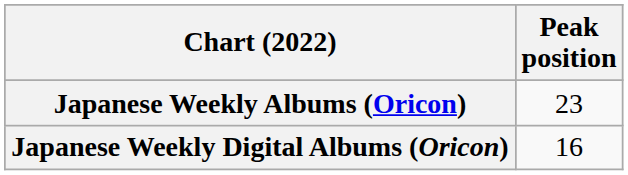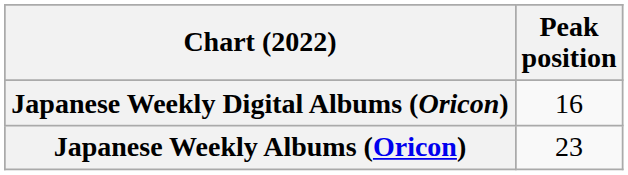rows swapped: (260, 102) <-> (260, 147)
